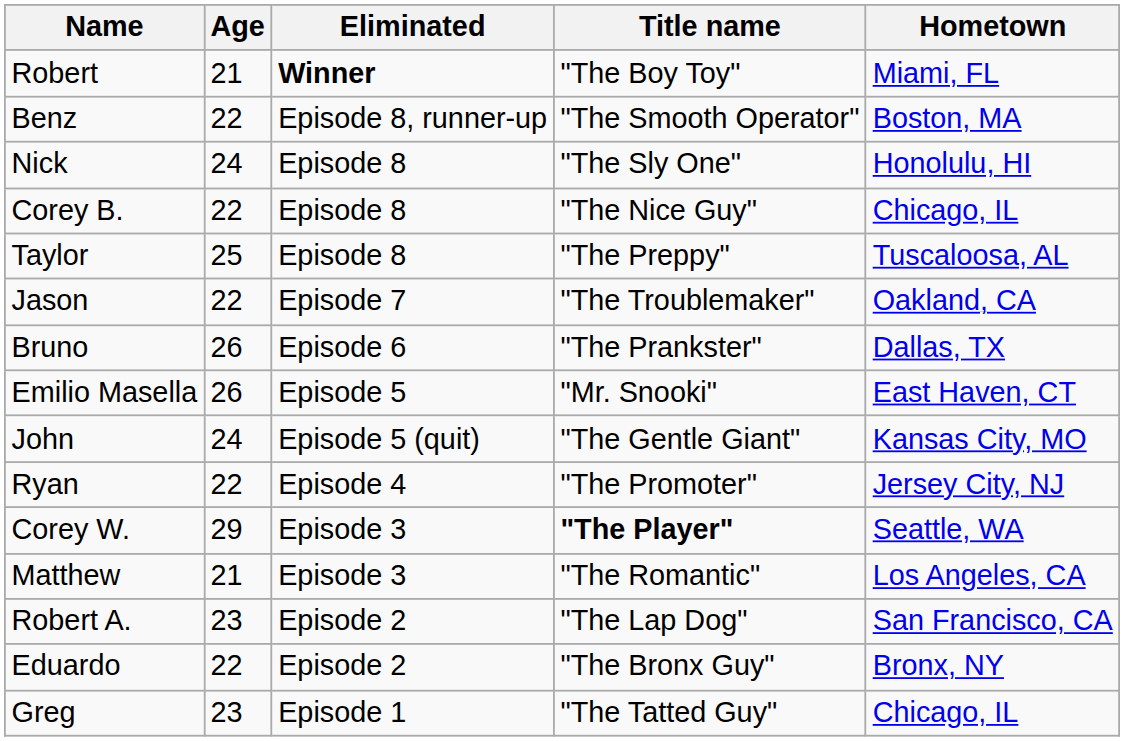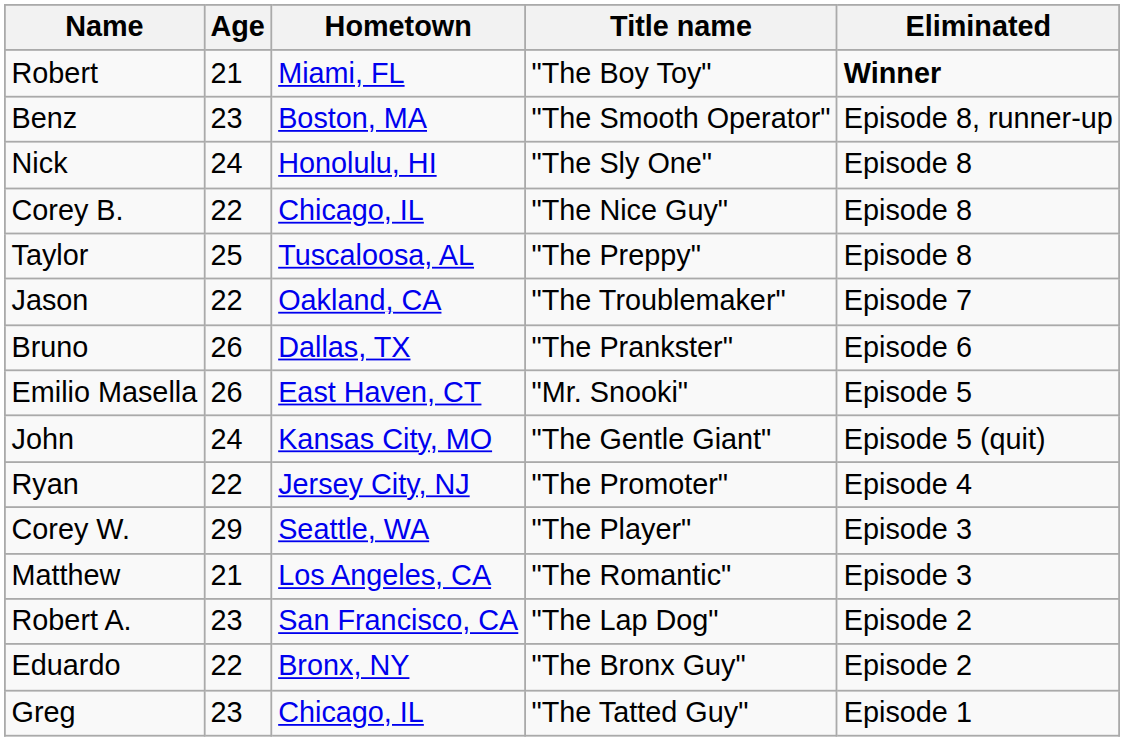columns swapped: (993, 27) <-> (413, 27)
(226, 118) 22 -> (226, 118) 23
(647, 529) bold -> (611, 529) normal
